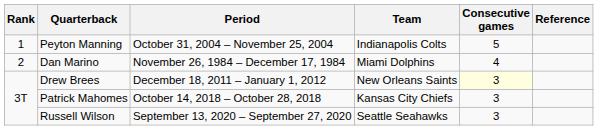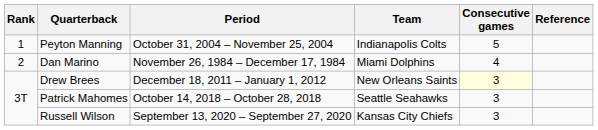(405, 98) Kansas City Chiefs -> (402, 98) Seattle Seahawks
(402, 116) Seattle Seahawks -> (405, 116) Kansas City Chiefs
